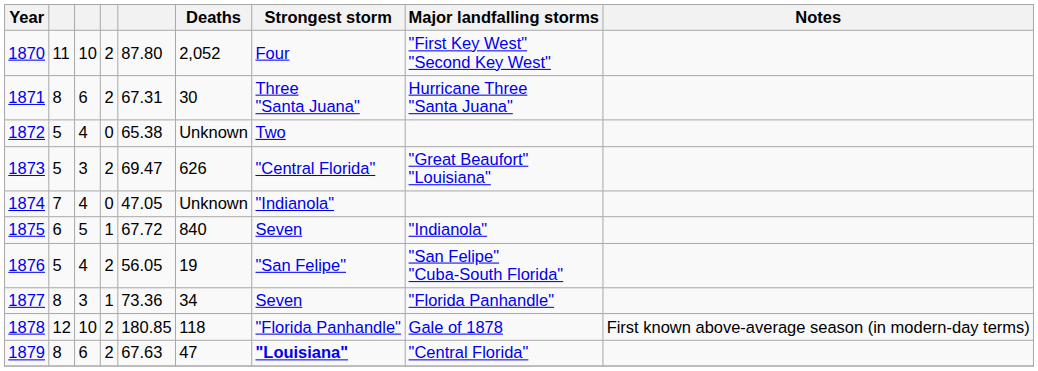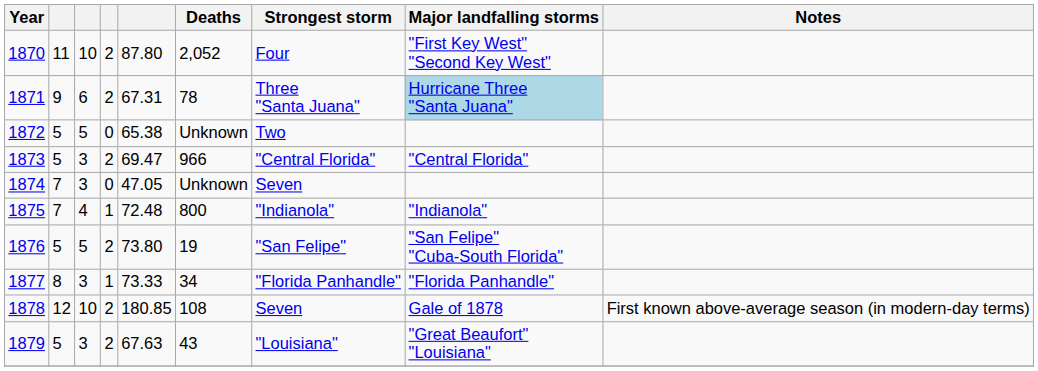(57, 97) 8 -> (57, 97) 9
(188, 97) 30 -> (188, 97) 78
(468, 97) no background -> (468, 97) lightblue background
(83, 133) 4 -> (83, 133) 5
(193, 168) 626 -> (193, 159) 966
(468, 168) "Great Beaufort" "Louisiana" -> (468, 159) "Central Florida"
(83, 203) 4 -> (83, 185) 3
(295, 203) "Indianola" -> (279, 185) Seven
(57, 230) 6 -> (57, 211) 7
(83, 230) 5 -> (83, 211) 4
(142, 230) 67.72 -> (142, 211) 72.48
(193, 230) 840 -> (193, 211) 800
(279, 230) Seven -> (295, 211) "Indianola"
(83, 265) 4 -> (83, 246) 5
(142, 265) 56.05 -> (142, 246) 73.80
(142, 300) 73.36 -> (142, 282) 73.33
(279, 300) Seven -> (328, 282) "Florida Panhandle"
(192, 326) 118 -> (193, 308) 108
(328, 326) "Florida Panhandle" -> (279, 308) Seven
(57, 353) 8 -> (57, 343) 5
(83, 353) 6 -> (83, 343) 3
(188, 353) 47 -> (188, 343) 43
(302, 353) bold -> (297, 343) normal
(468, 353) "Central Florida" -> (468, 343) "Great Beaufort" "Louisiana"
